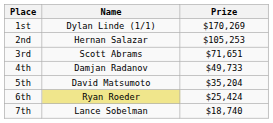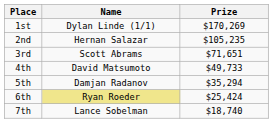(224, 40) $105,253 -> (224, 40) $105,235
(111, 68) Damjan Radanov -> (111, 68) David Matsumoto
(111, 82) David Matsumoto -> (111, 82) Damjan Radanov
(224, 82) $35,204 -> (224, 82) $35,294
